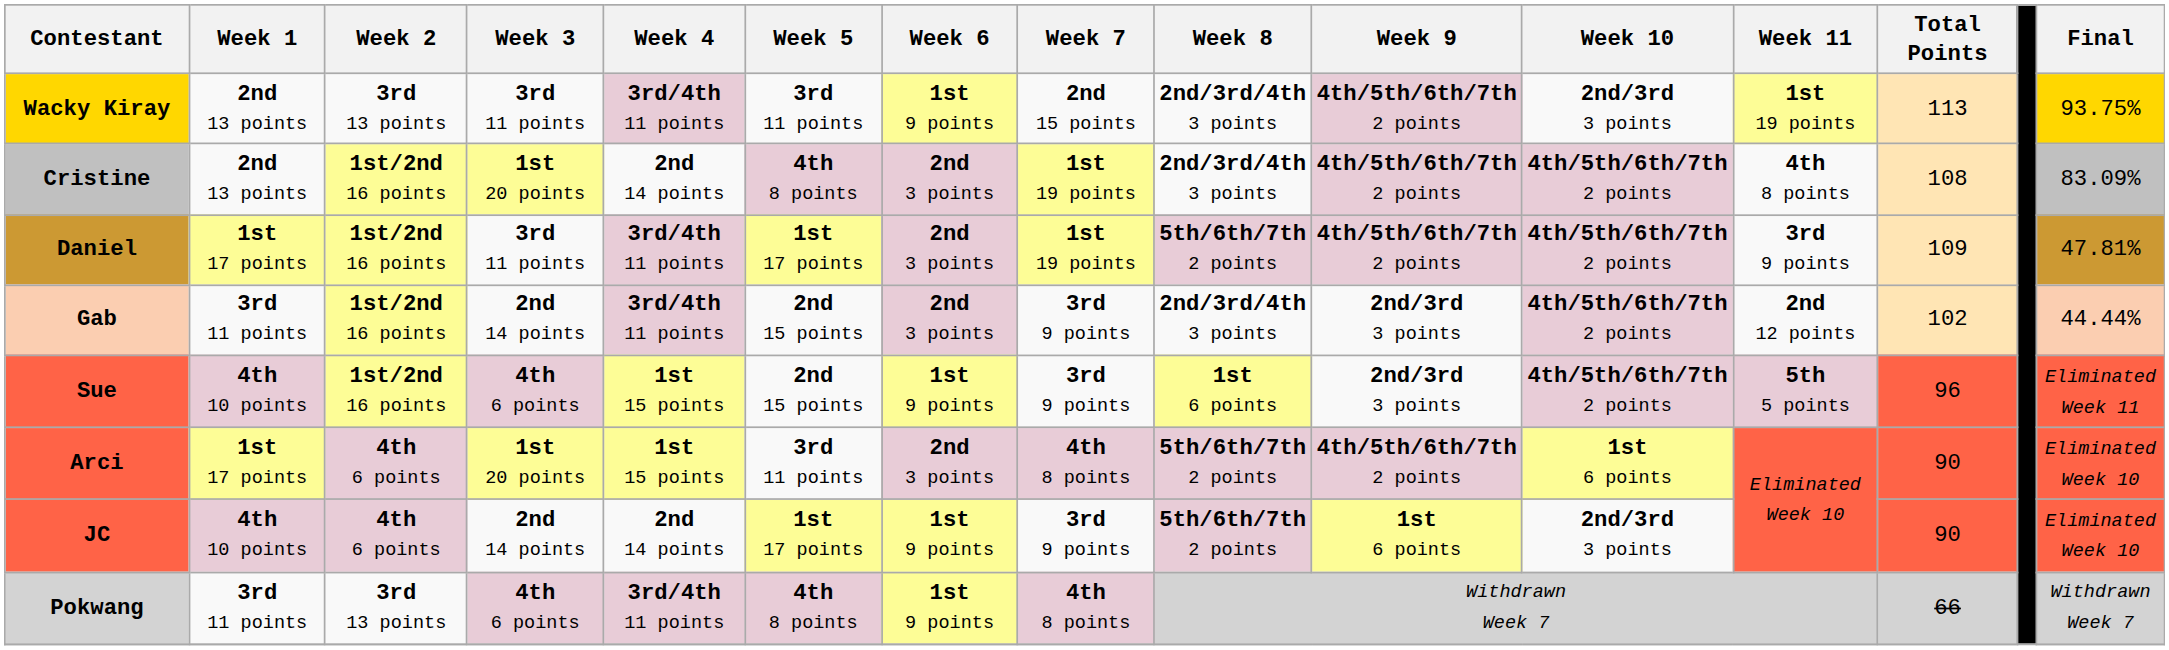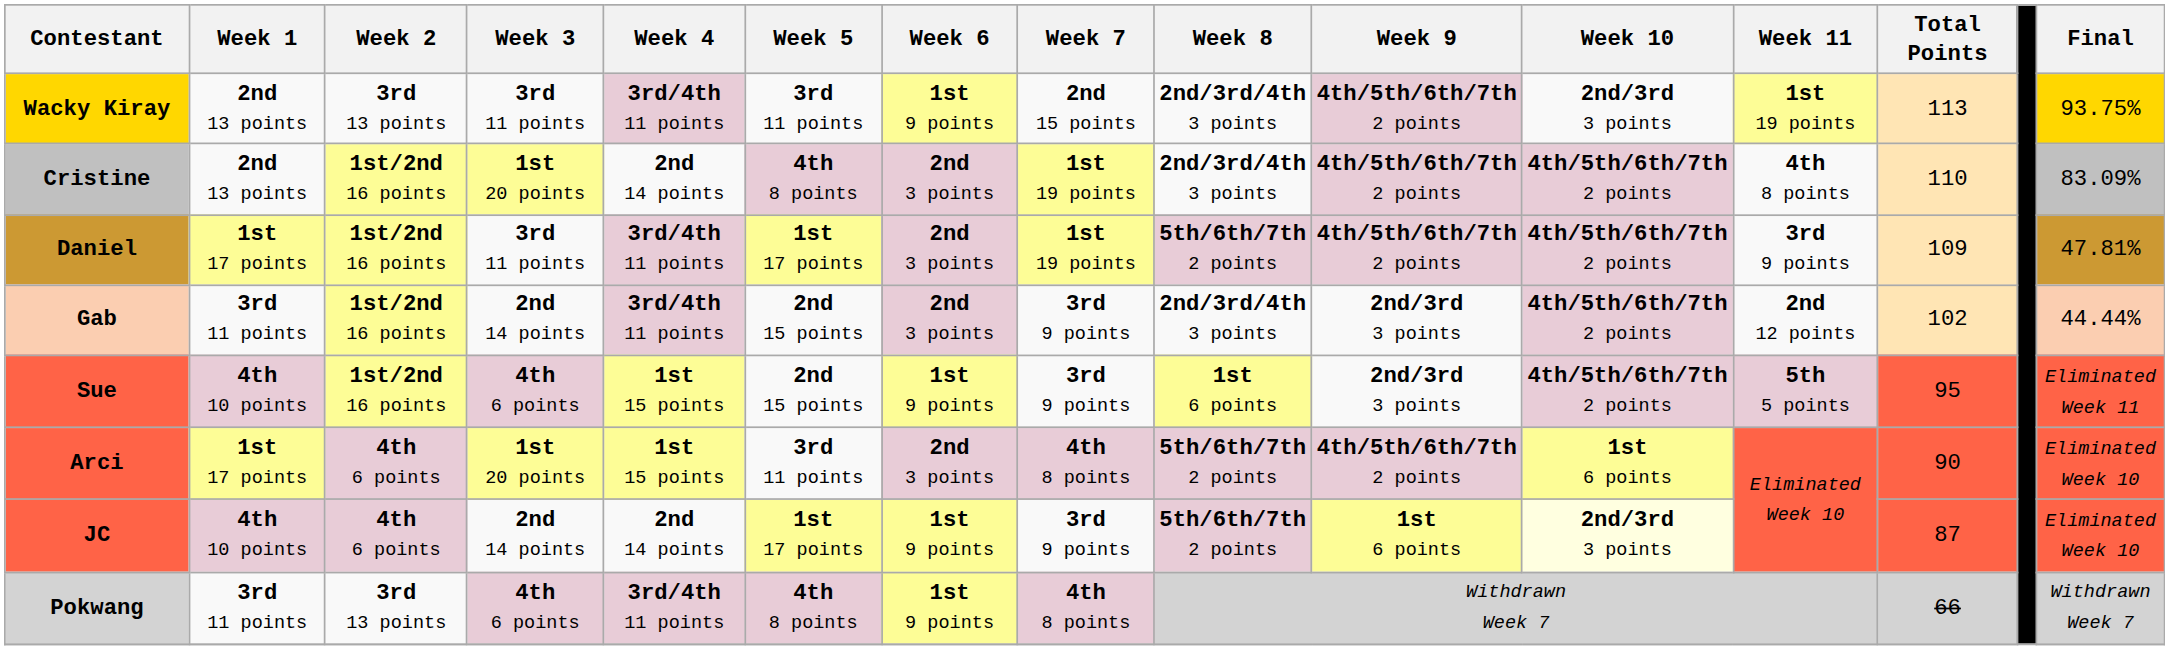(1948, 179) 108 -> (1948, 179) 110
(1948, 391) 96 -> (1948, 391) 95
(1627, 534) no background -> (1627, 534) lightyellow background
(1948, 536) 90 -> (1948, 536) 87
